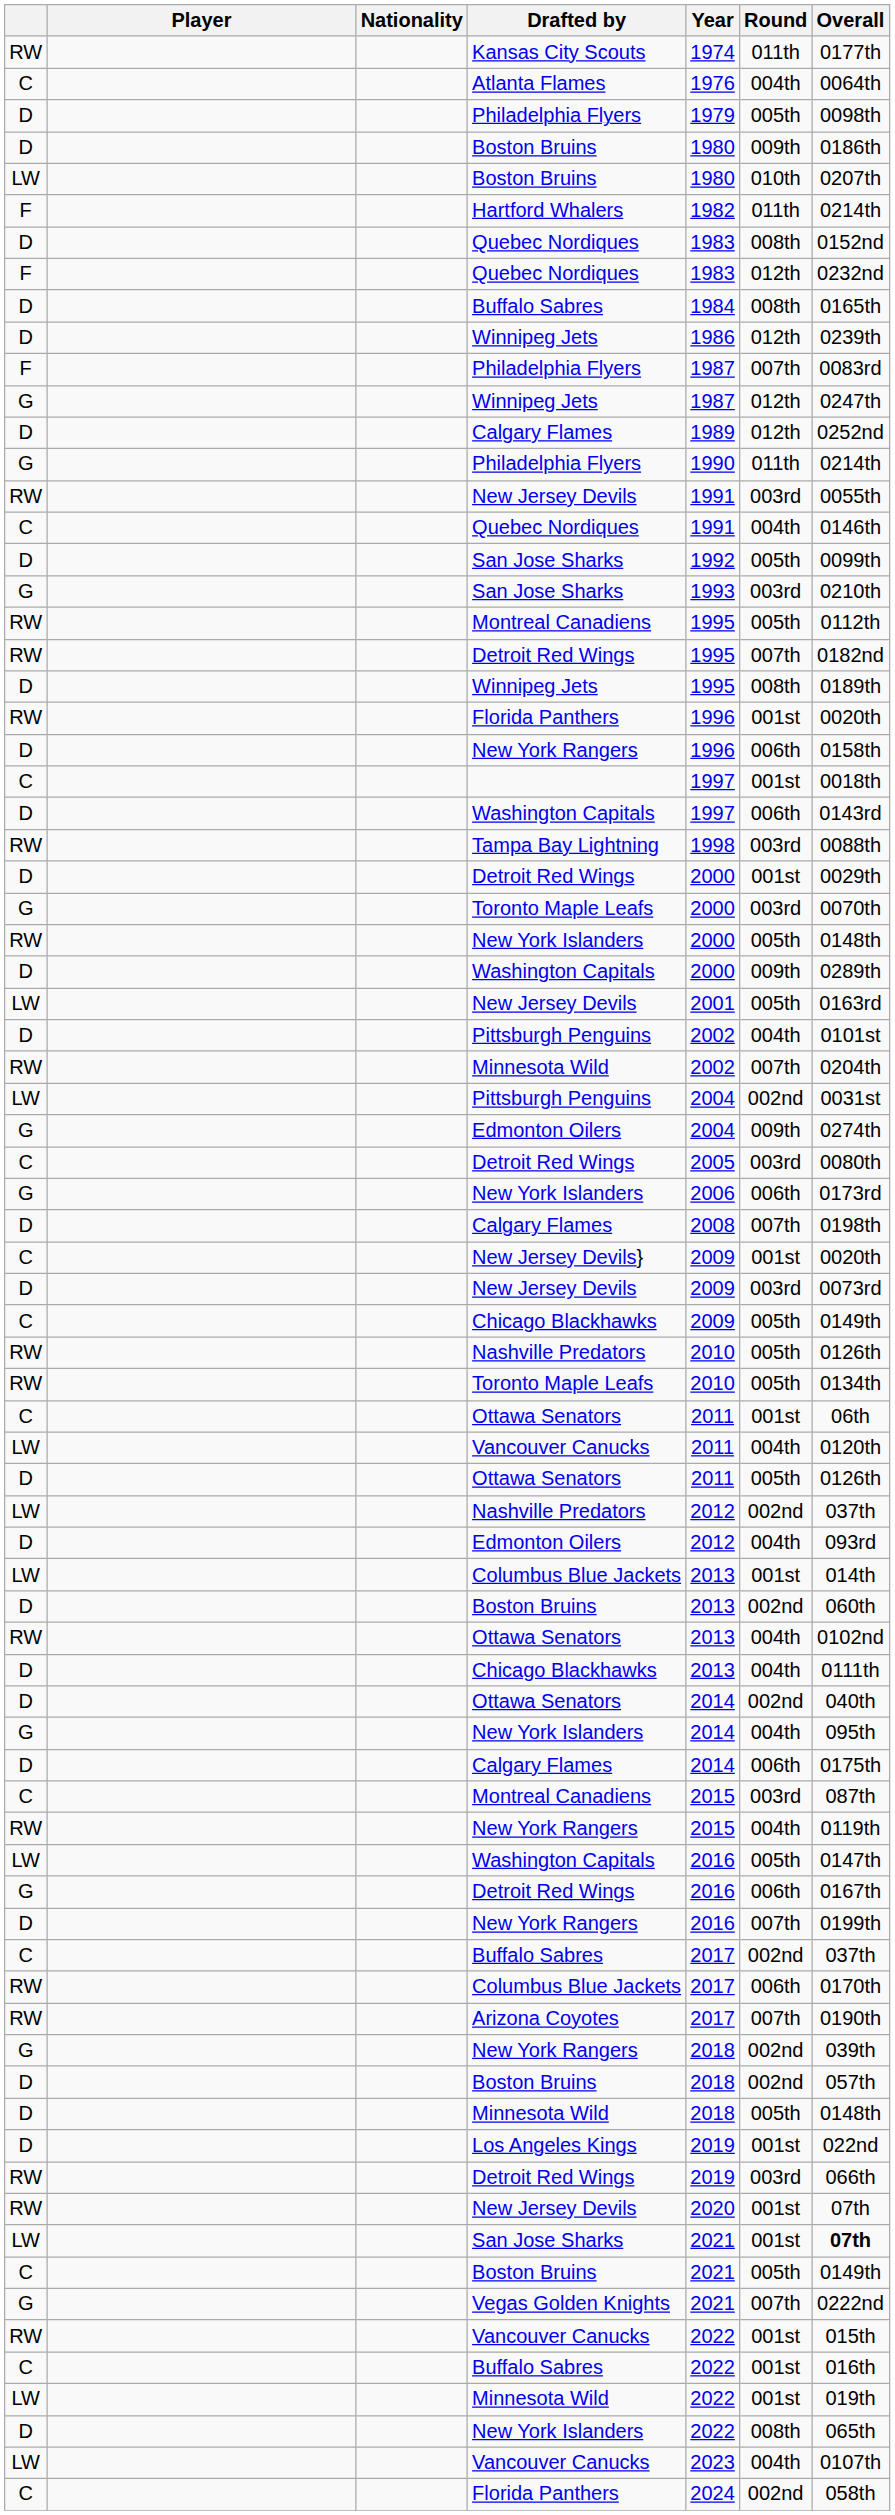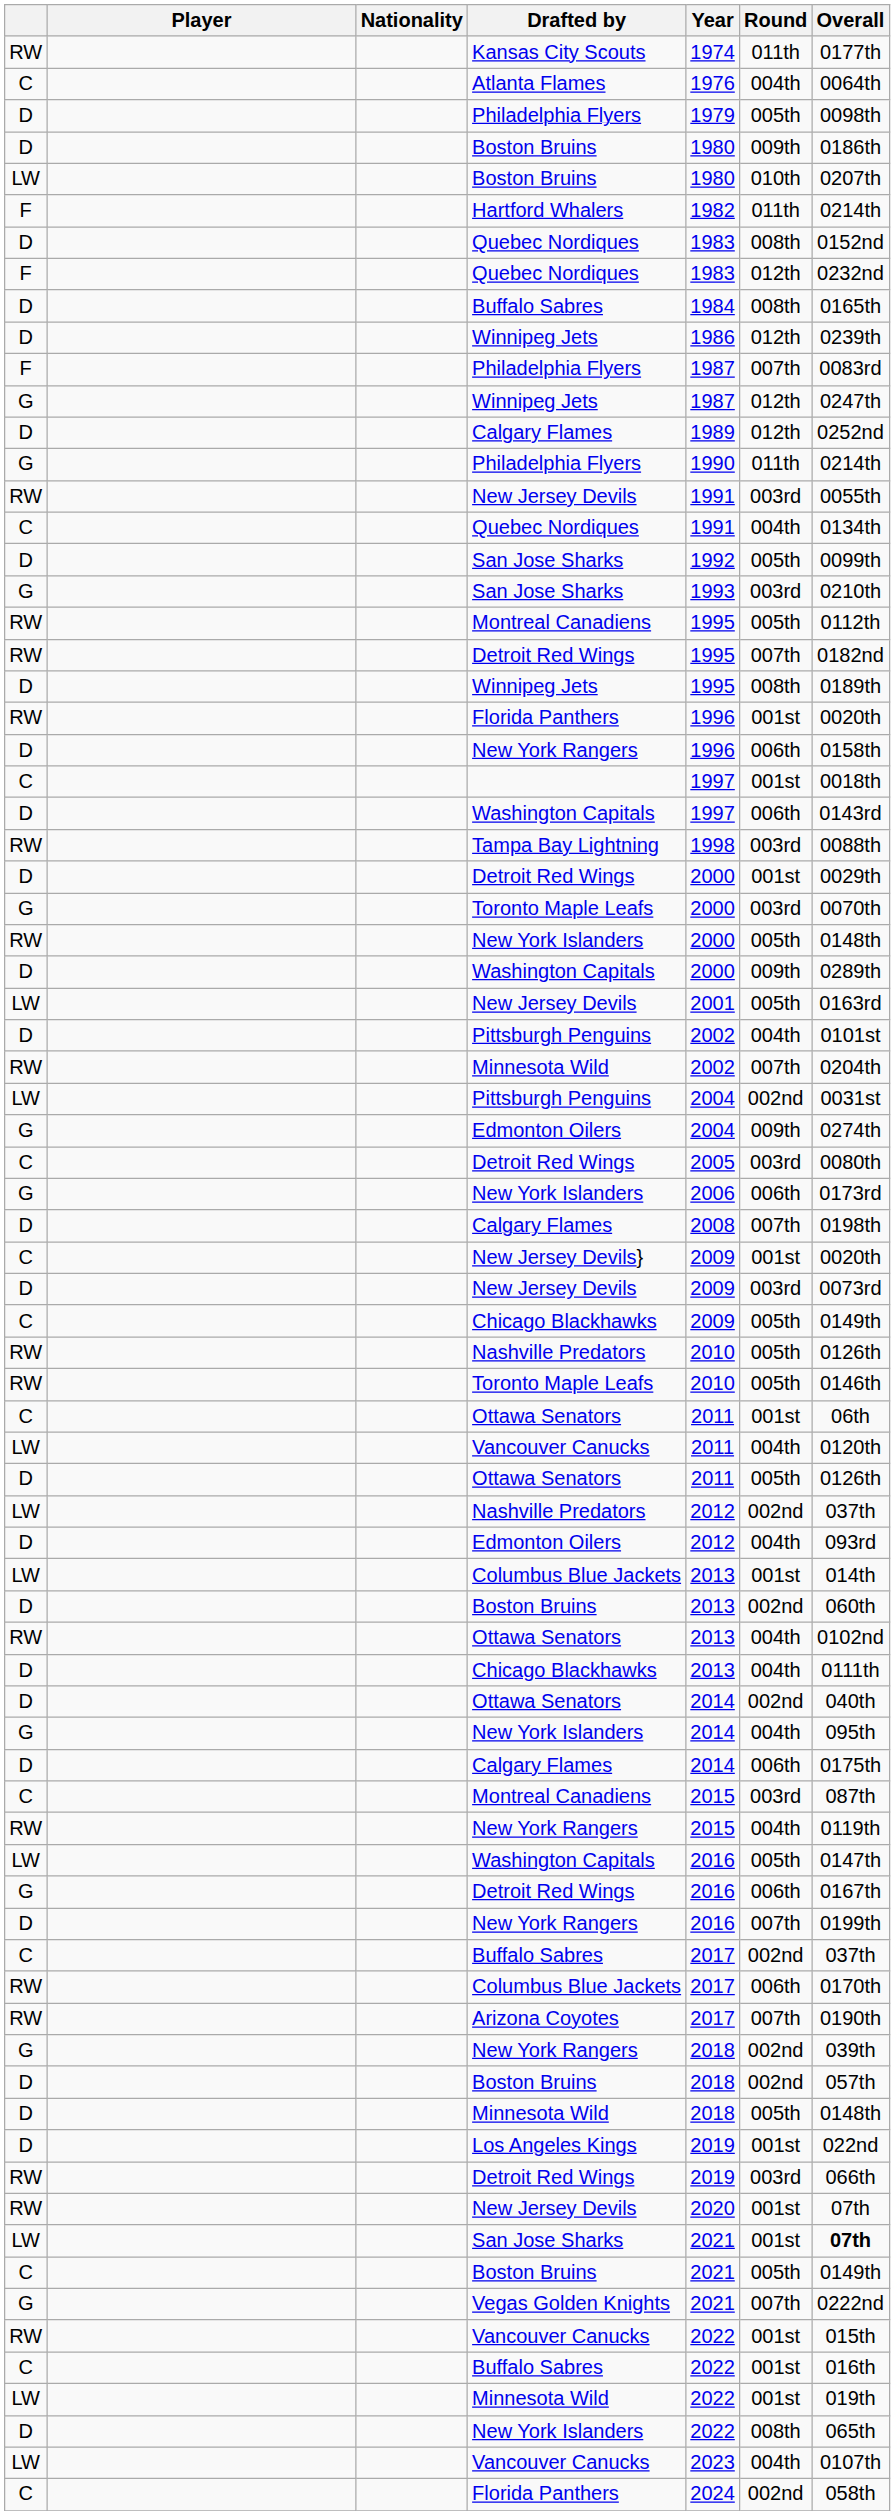(850, 527) 0146th -> (850, 527) 0134th
(850, 1384) 0134th -> (850, 1384) 0146th
